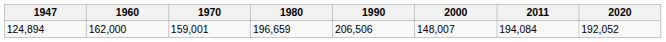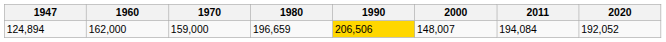(190, 29) 159,001 -> (190, 29) 159,000
(354, 29) no background -> (354, 29) gold background
